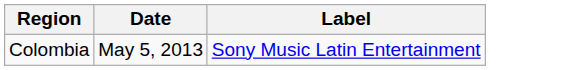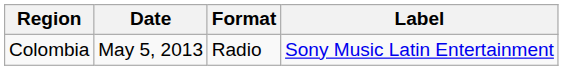+ column: (244, 19)
